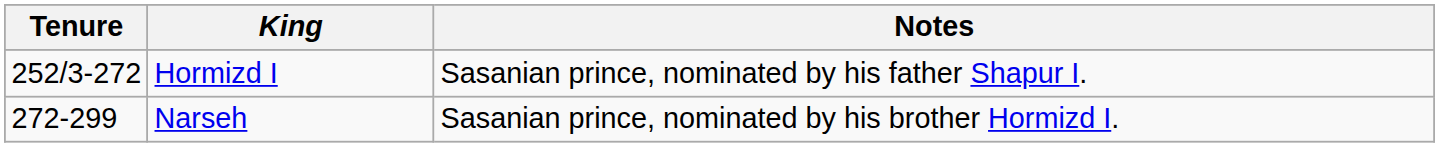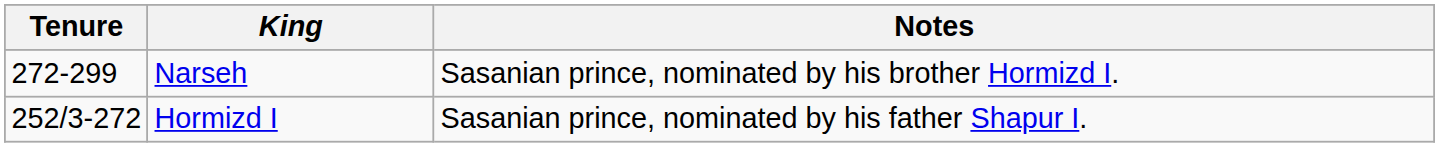rows swapped: (216, 73) <-> (201, 118)
